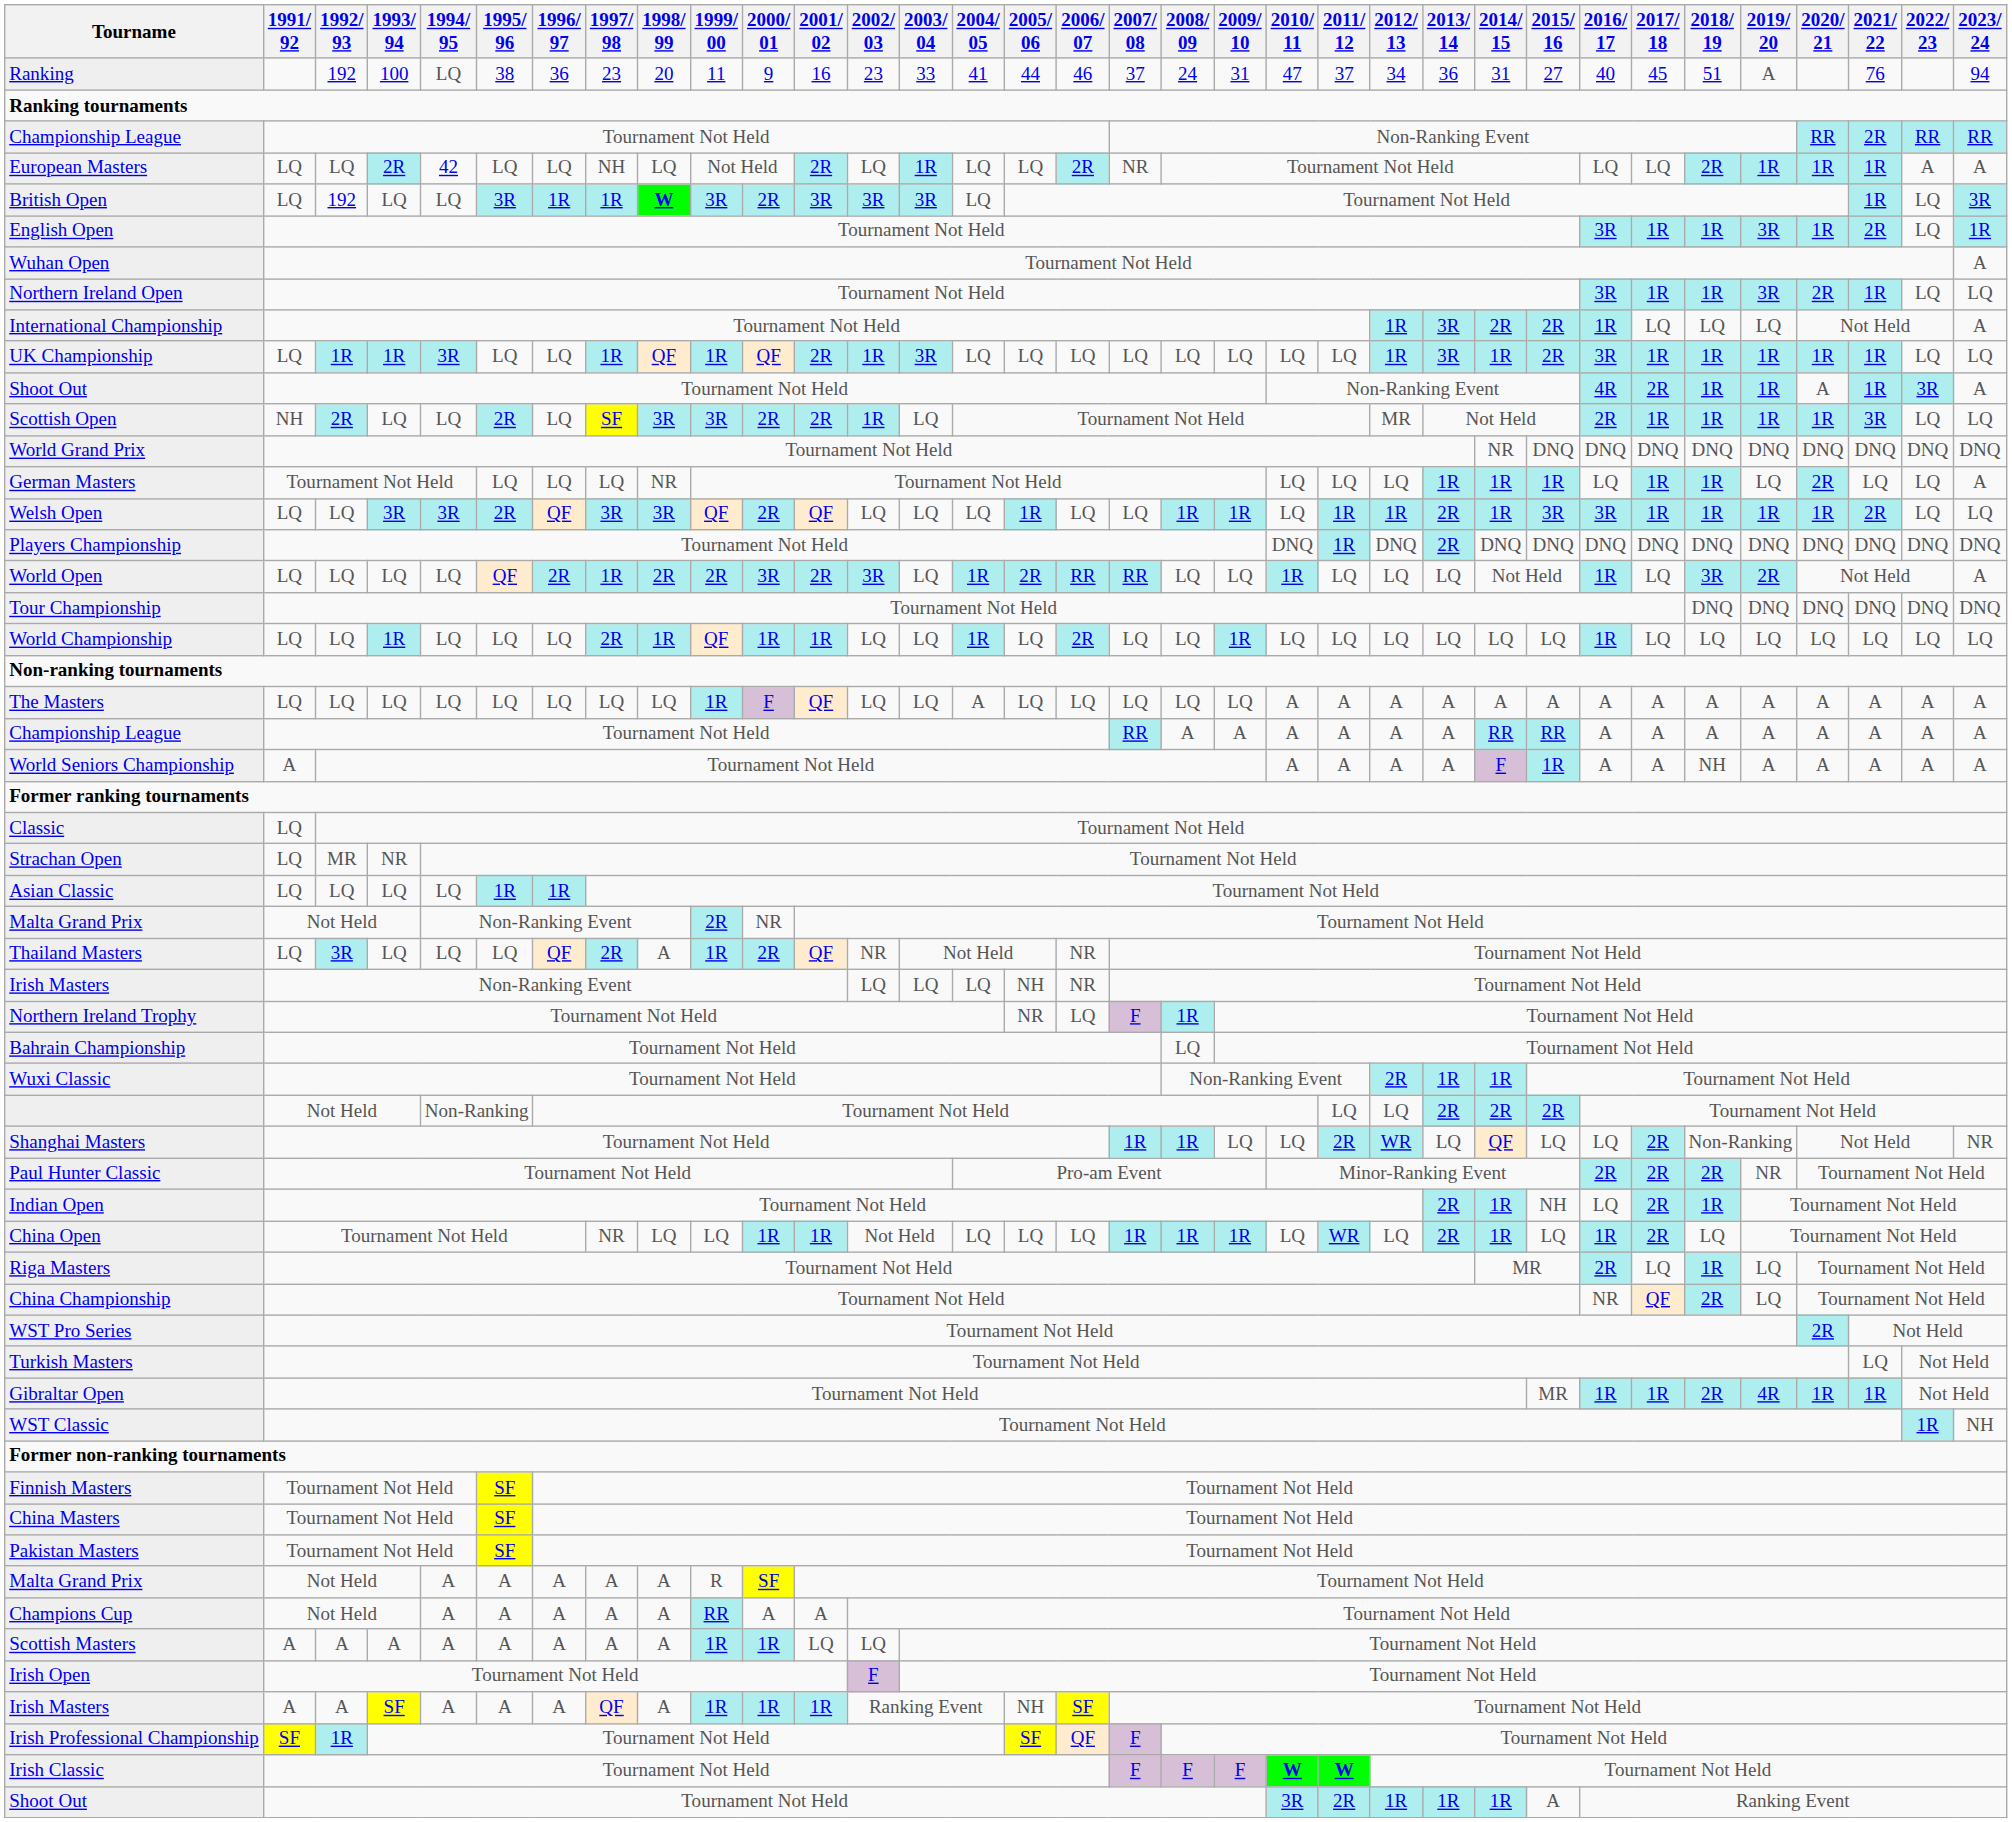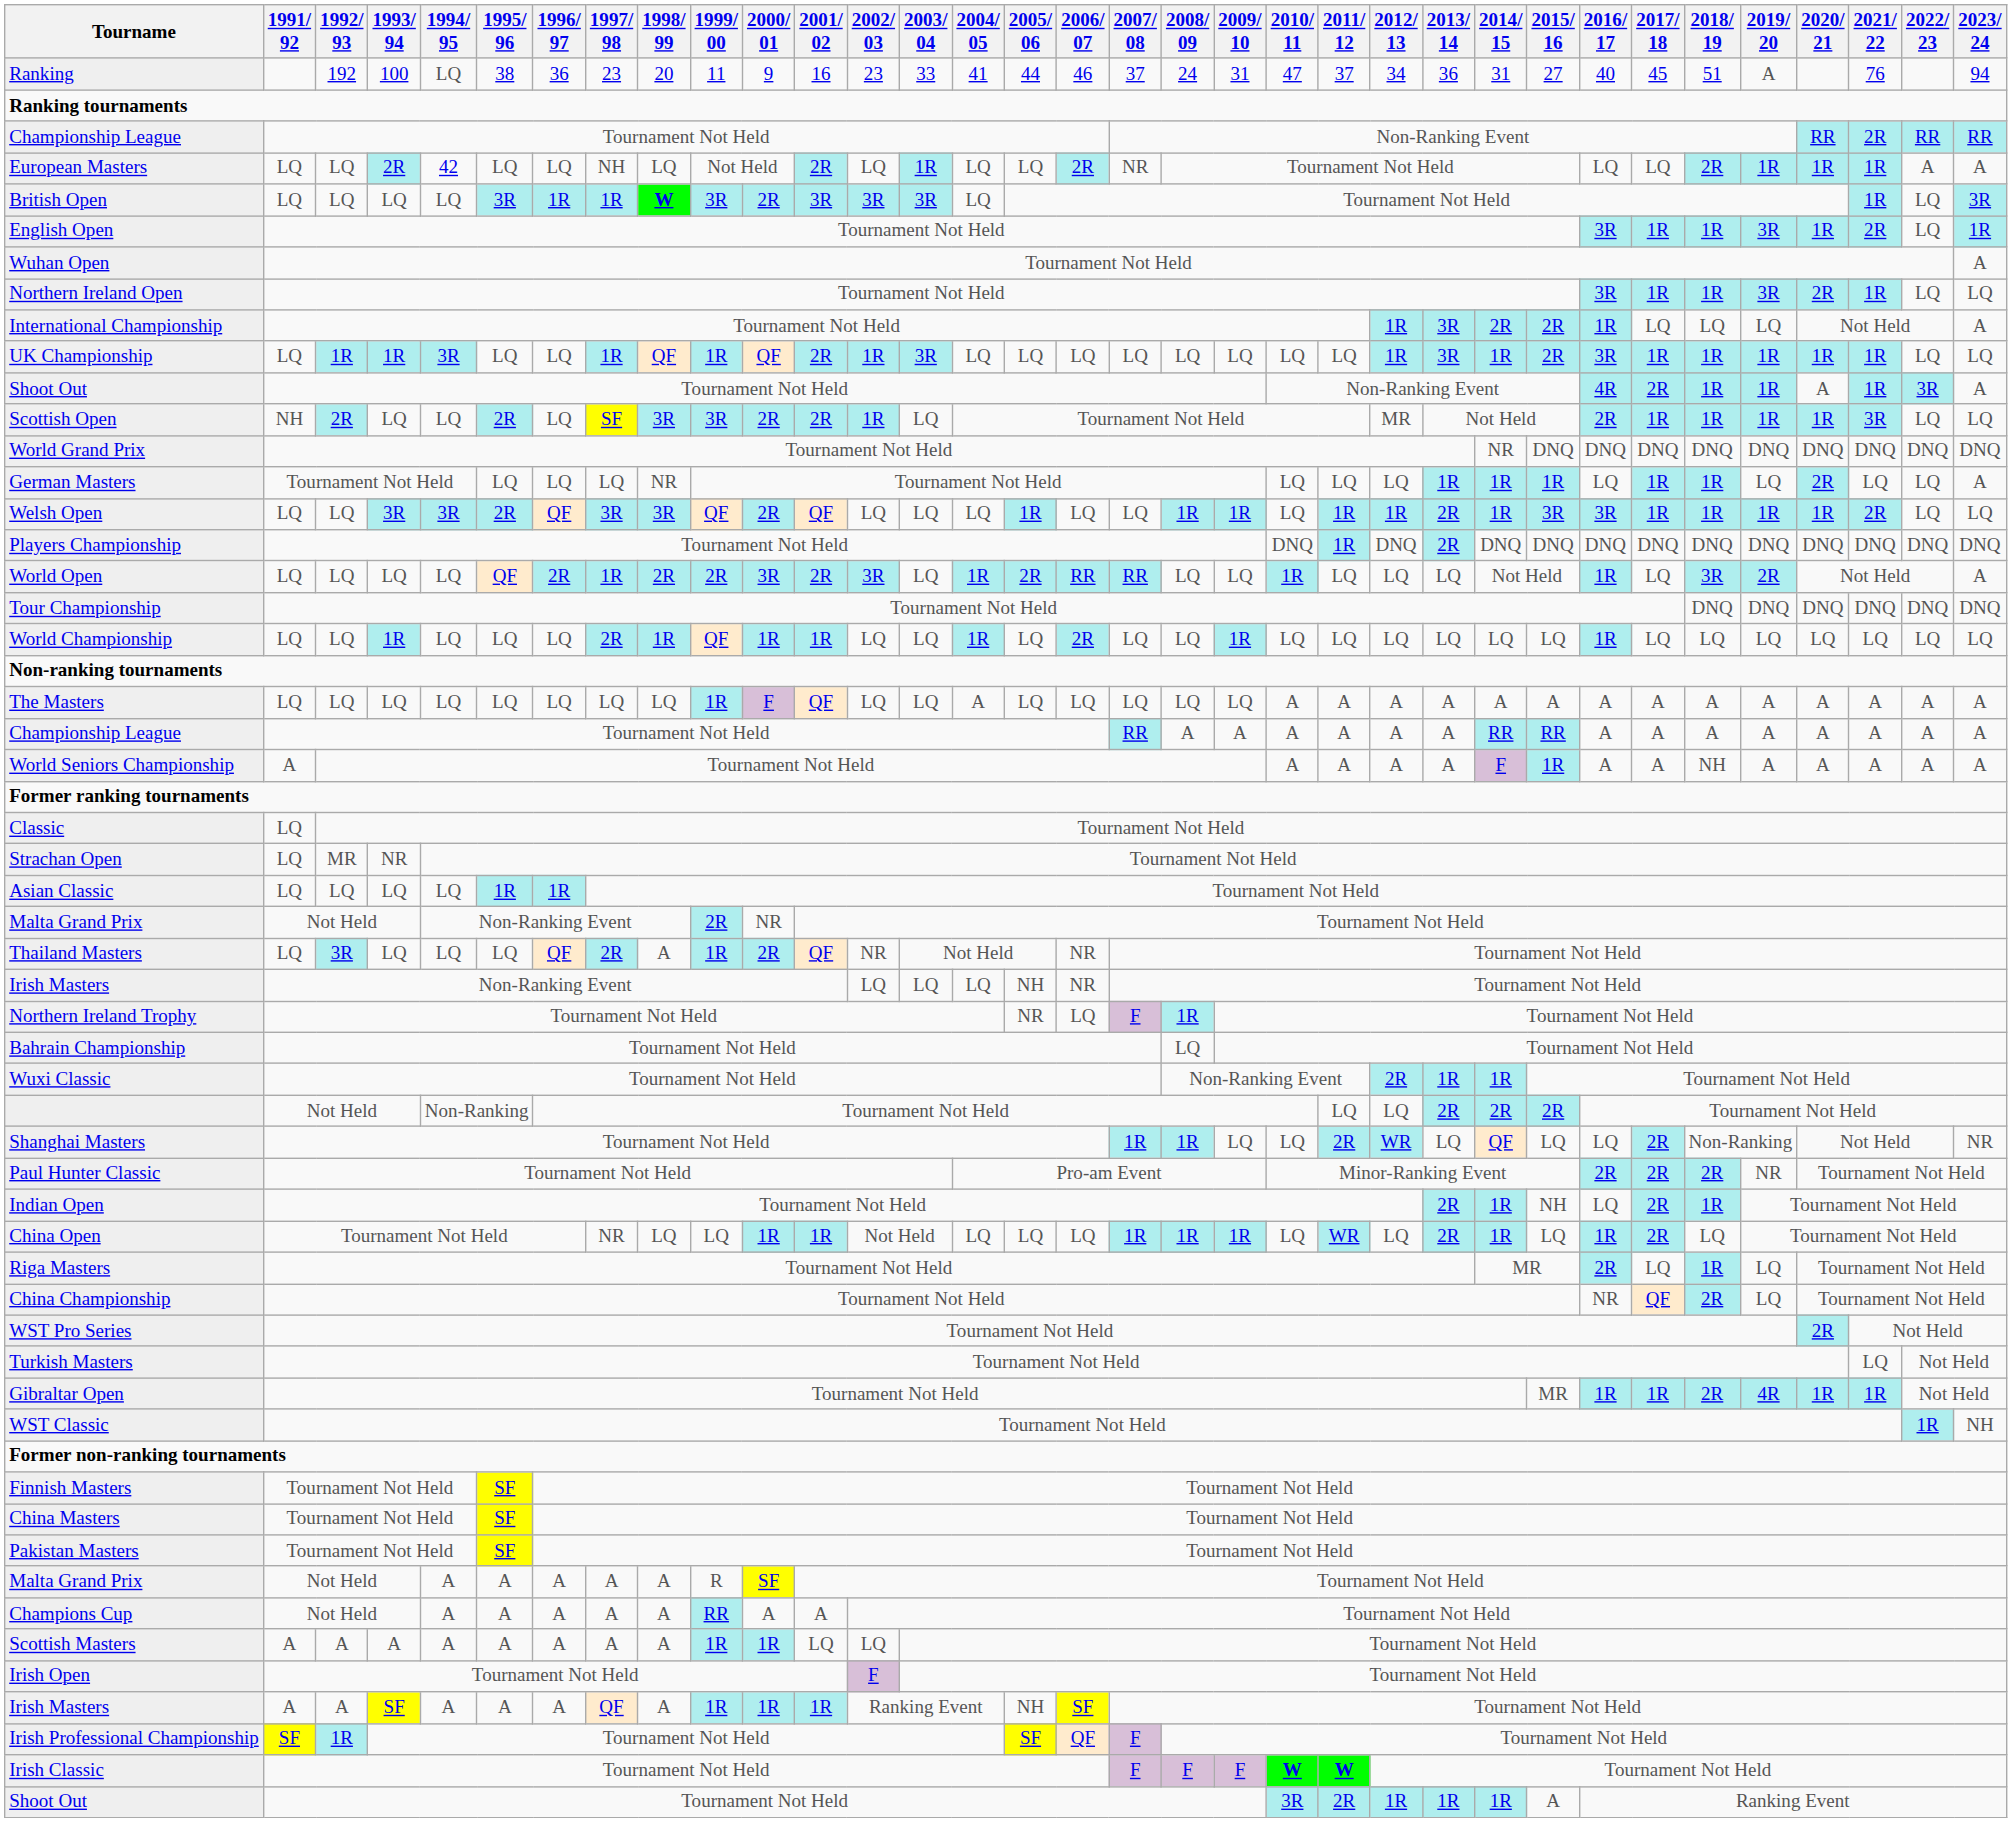(342, 199) 192 -> (342, 199) LQ
